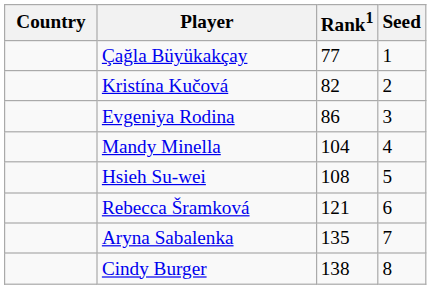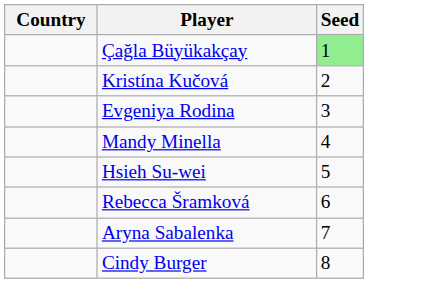- column: (347, 22)
(387, 55) no background -> (326, 50) lightgreen background
